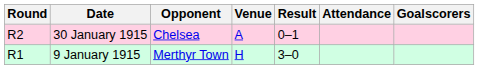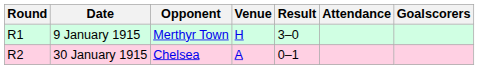rows swapped: (97, 54) <-> (100, 34)
